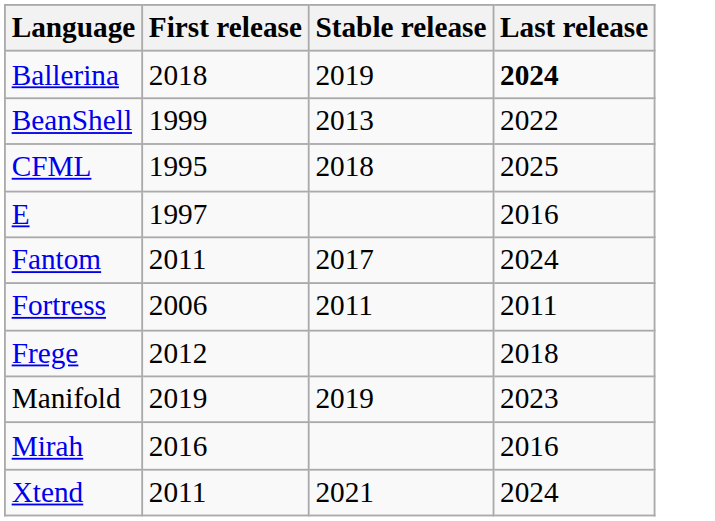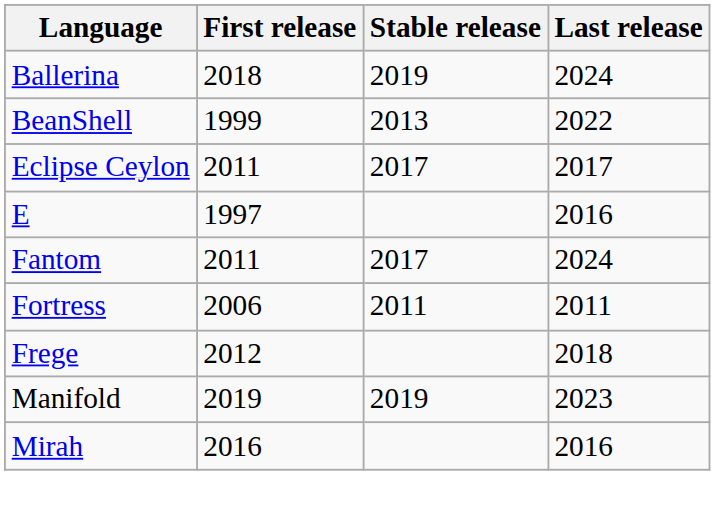(529, 74) bold -> (584, 74) normal
+ row: (101, 167)
- row: (52, 167)
- row: (47, 492)
